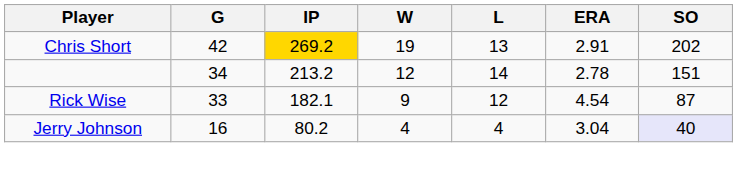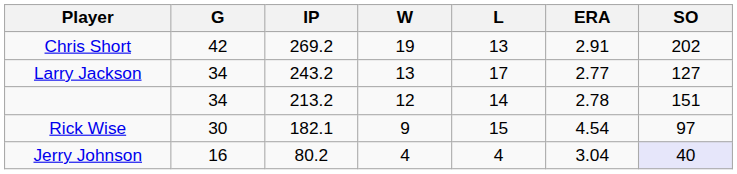(311, 45) gold background -> (311, 45) no background
+ row: (88, 73)
(218, 100) 33 -> (218, 127) 30
(499, 100) 12 -> (499, 127) 15
(686, 100) 87 -> (686, 127) 97
